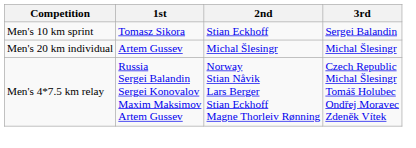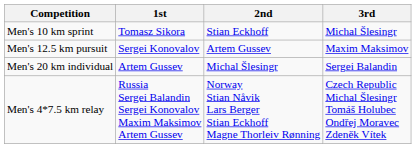(361, 31) Sergei Balandin -> (361, 31) Michal Šlesingr
+ row: (57, 48)
(361, 48) Michal Šlesingr -> (361, 66) Sergei Balandin
